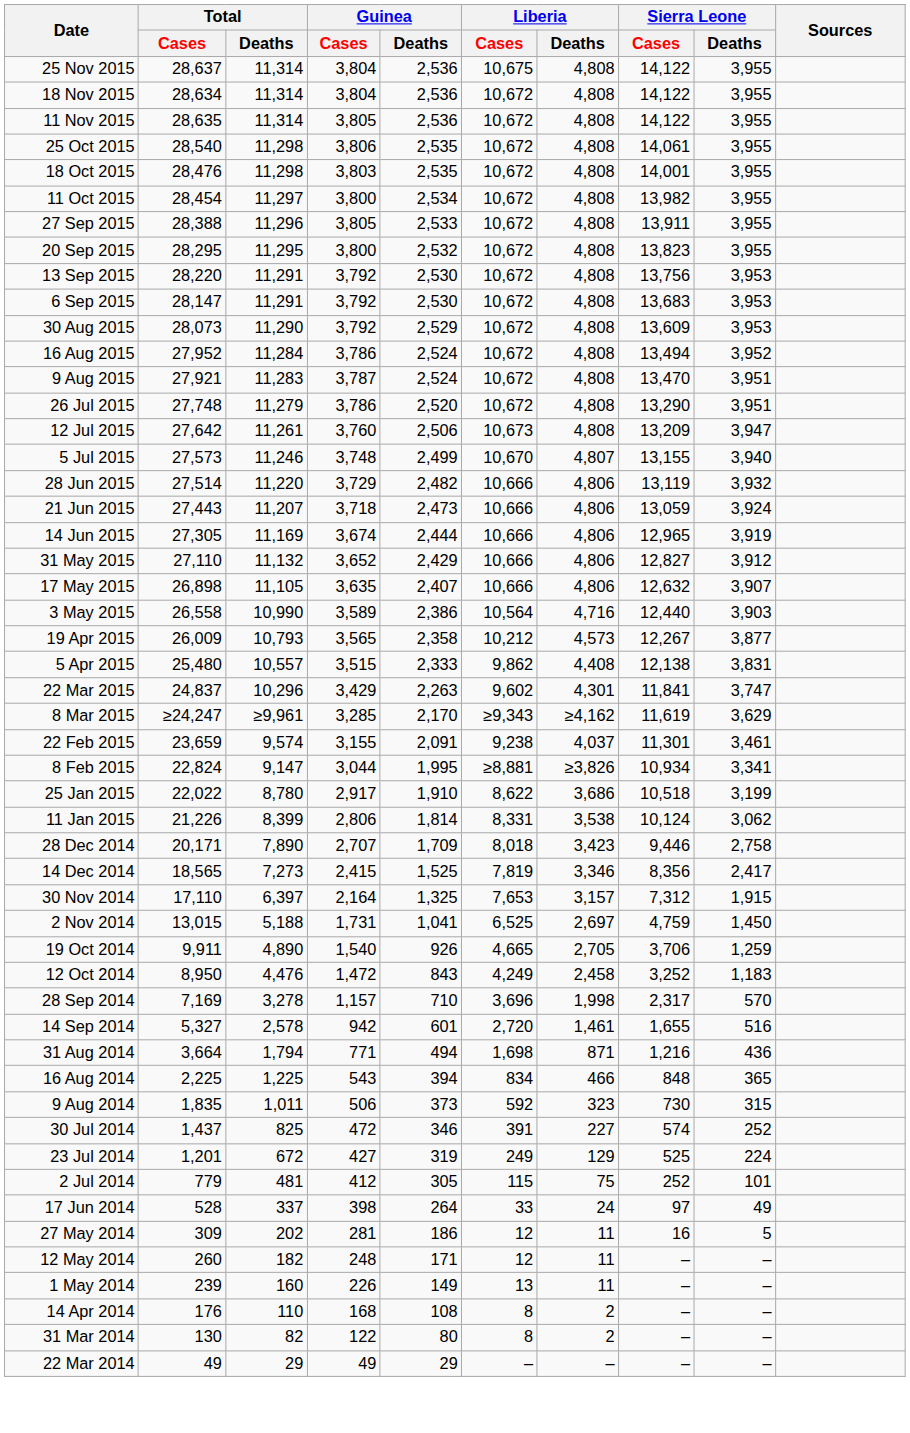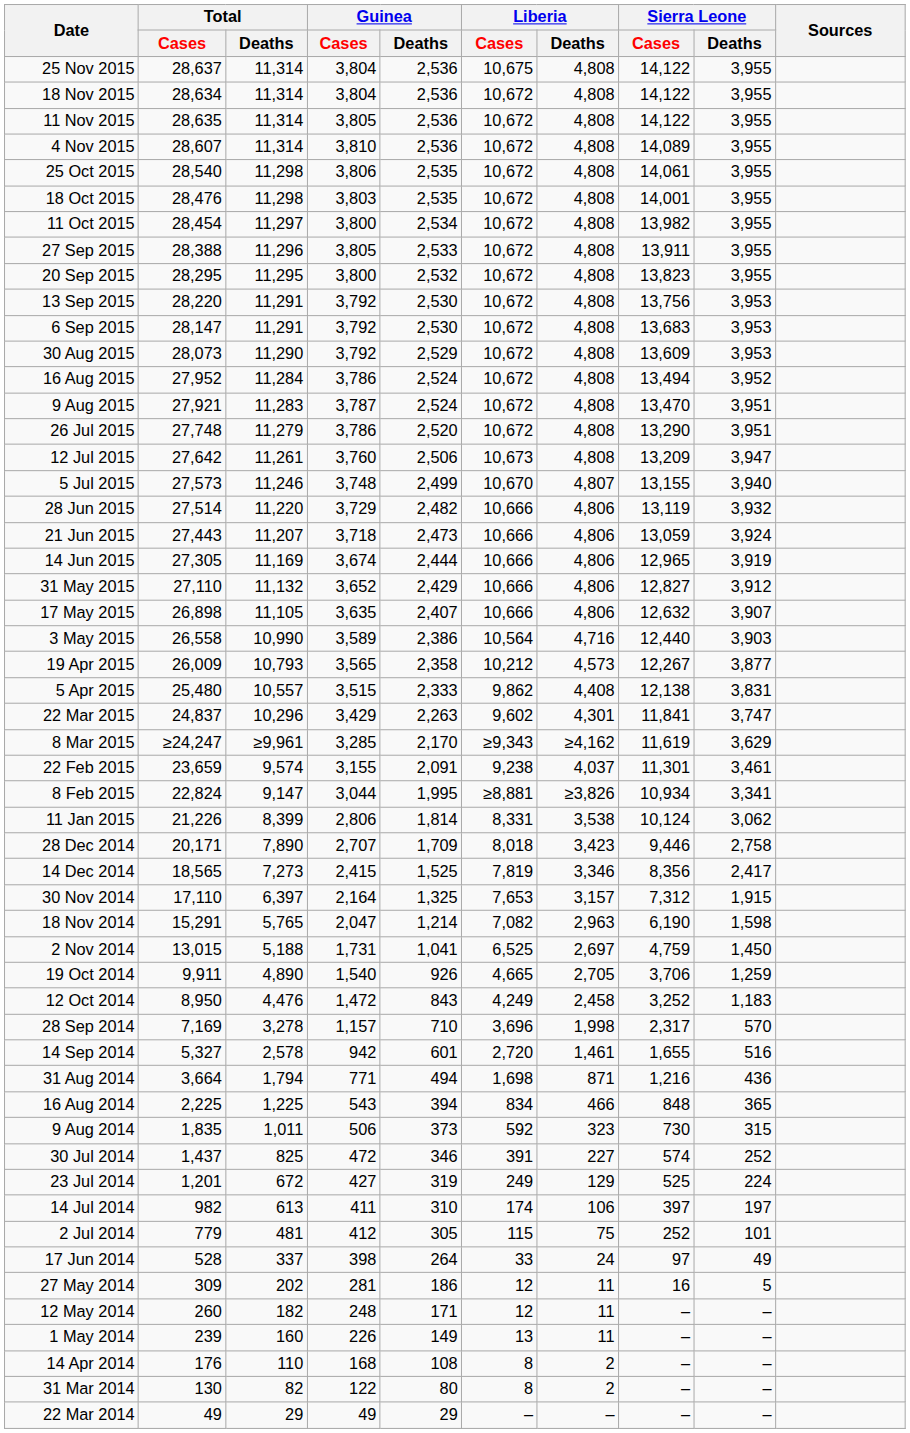+ row: (93, 146)
- row: (90, 793)
+ row: (88, 923)
+ row: (92, 1208)
